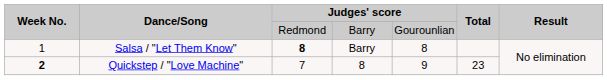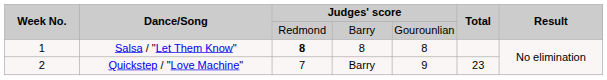(362, 48) Barry -> (362, 48) 8
(42, 65) bold -> (42, 65) normal
(362, 65) 8 -> (362, 65) Barry
